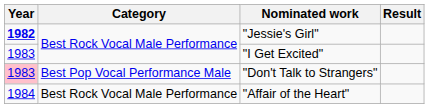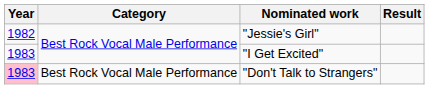(21, 34) bold -> (21, 34) normal
(136, 73) Best Pop Vocal Performance Male -> (139, 73) Best Rock Vocal Male Performance
- row: (296, 93)
